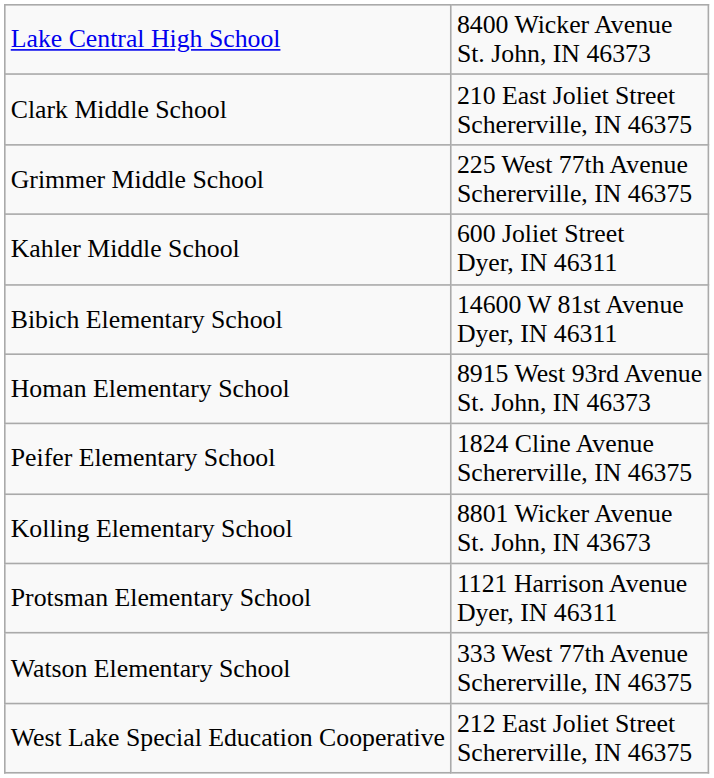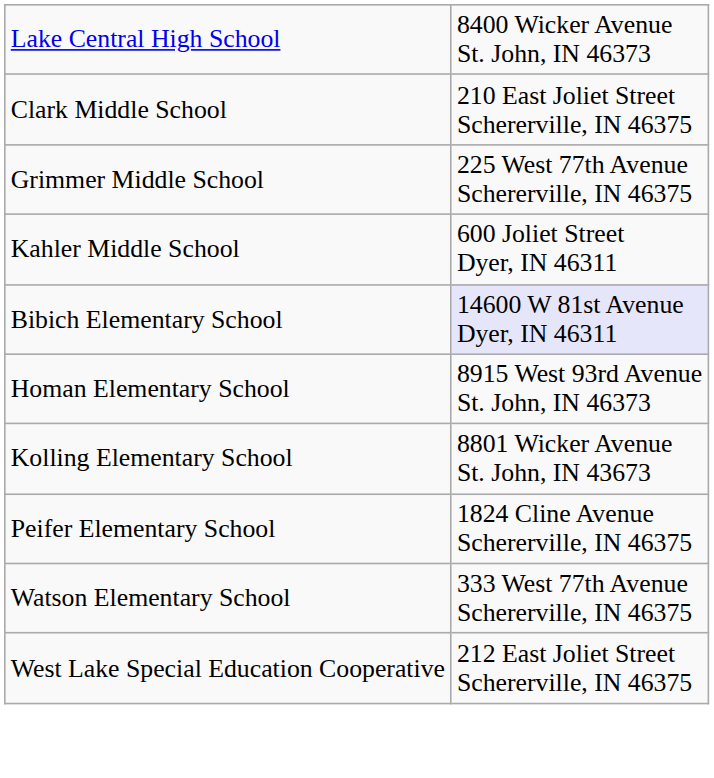(570, 318) no background -> (570, 318) lavender background
rows swapped: (152, 528) <-> (143, 458)
- row: (161, 598)
